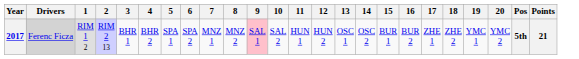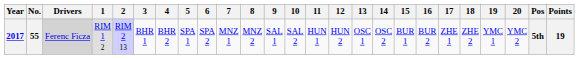+ column: (34, 12)
(257, 36) pink background -> (274, 36) no background
(543, 36) 21 -> (560, 36) 19
